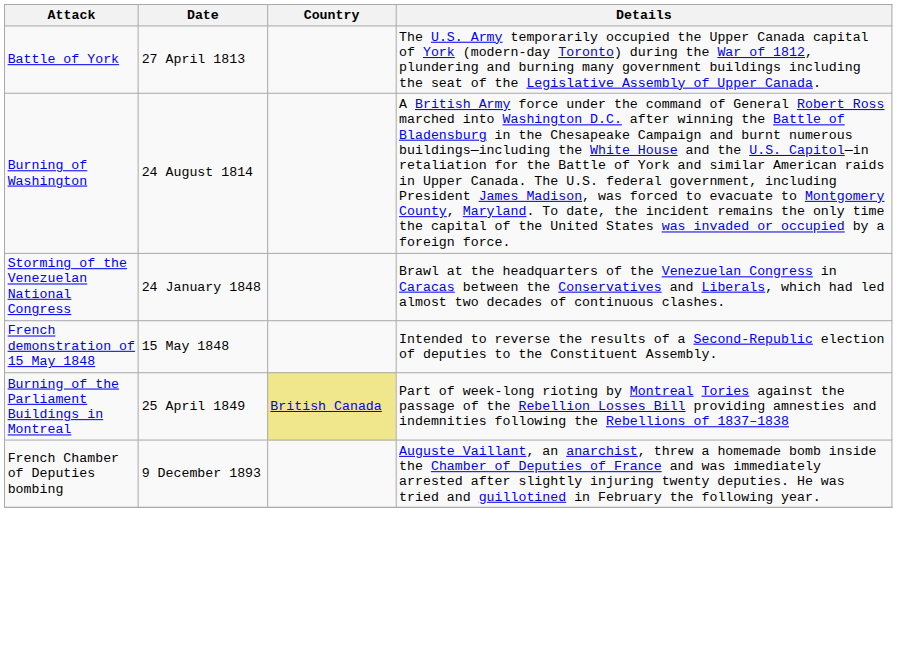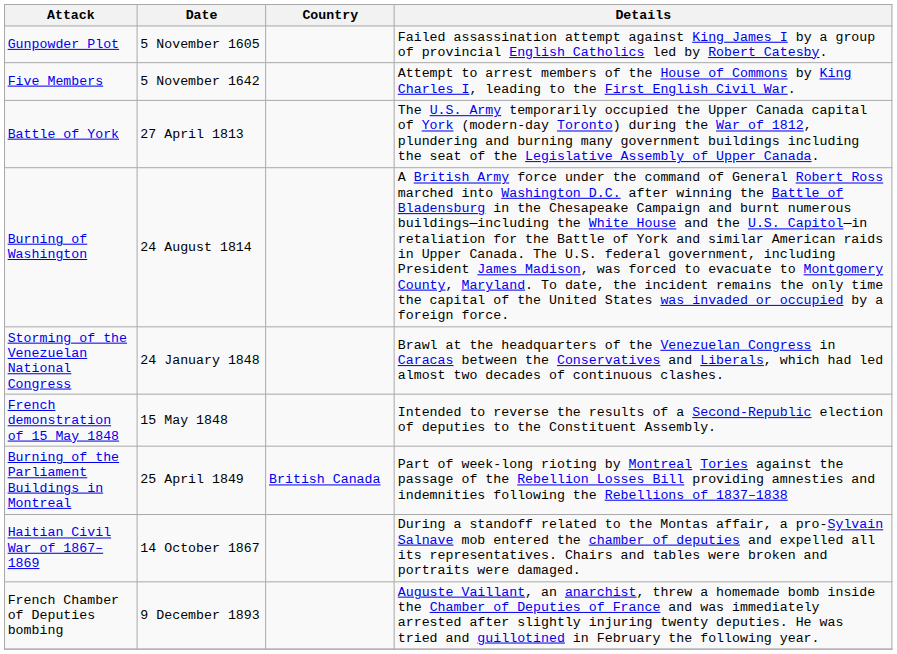+ row: (63, 45)
+ row: (55, 81)
(326, 406) khaki background -> (325, 480) no background
+ row: (59, 548)
